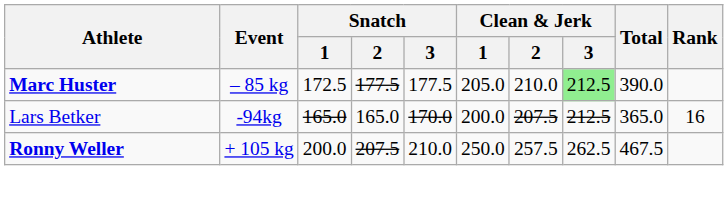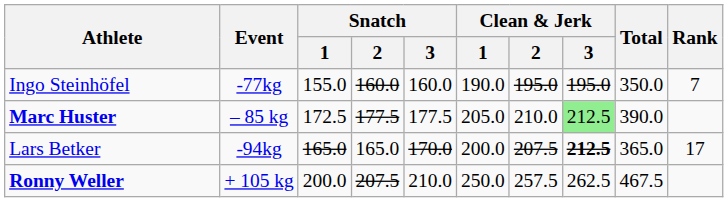+ row: (69, 84)
(589, 116) normal -> (589, 149) bold
(695, 116) 16 -> (695, 149) 17
